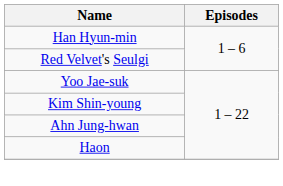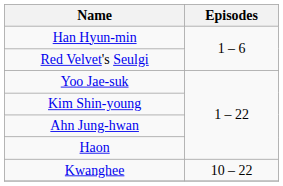+ row: (95, 170)
